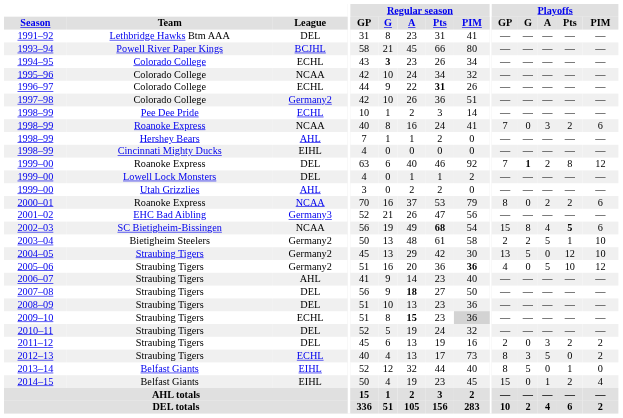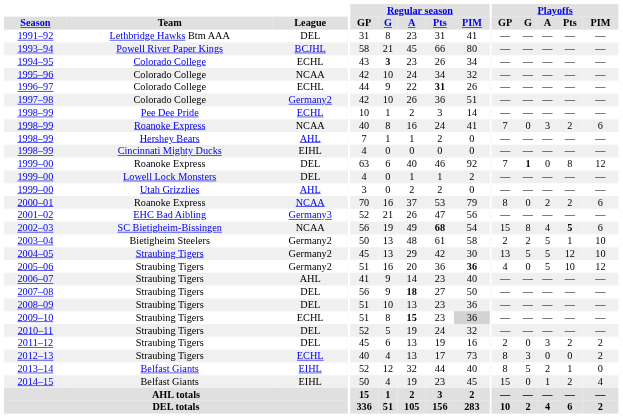(547, 164) 2 -> (547, 164) 0
(547, 253) 0 -> (547, 253) 5
(547, 356) 5 -> (547, 356) 0
(547, 368) 0 -> (547, 368) 2
